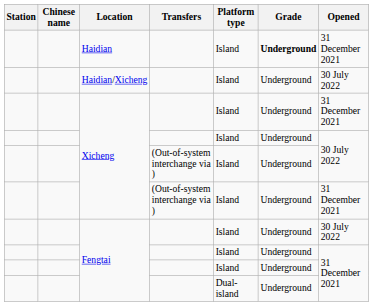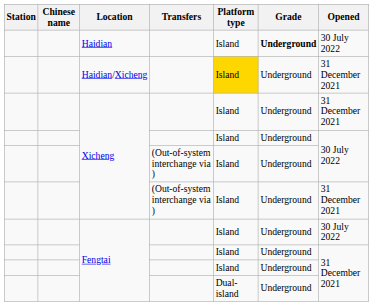(340, 48) 31 December 2021 -> (335, 43) 30 July 2022
(227, 80) no background -> (227, 74) gold background
(335, 80) 30 July 2022 -> (340, 74) 31 December 2021
